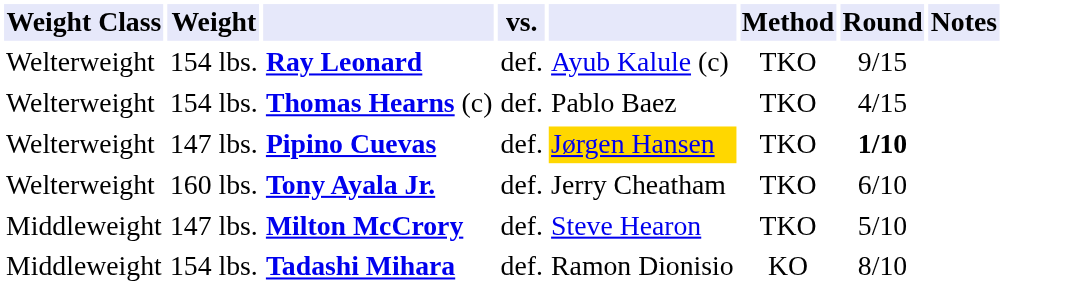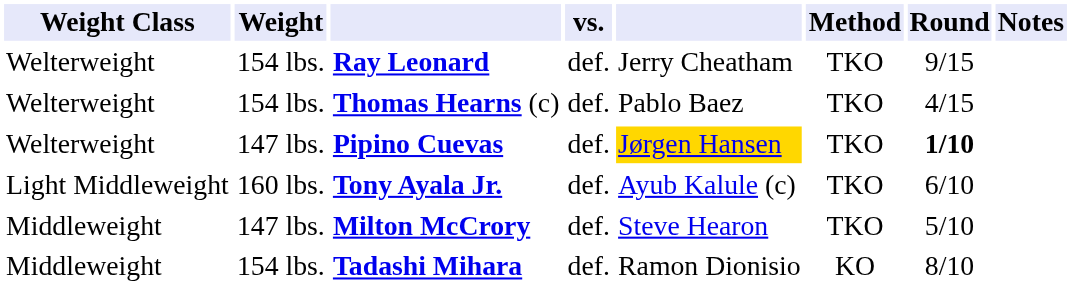(640, 62) Ayub Kalule (c) -> (705, 62) Jerry Cheatham
(80, 185) Welterweight -> (117, 185) Light Middleweight
(638, 185) Jerry Cheatham -> (707, 185) Ayub Kalule (c)
